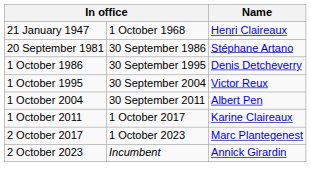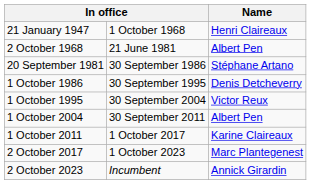+ row: (45, 48)
